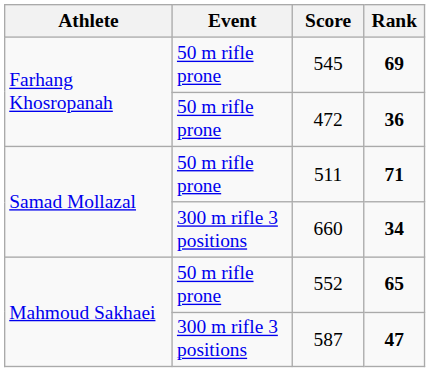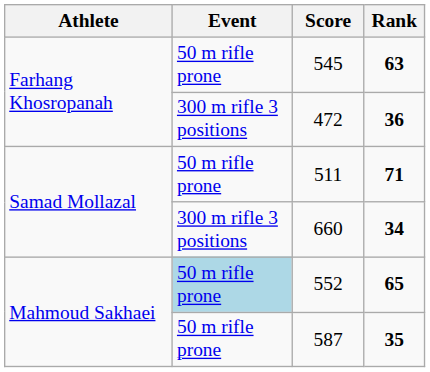(394, 64) 69 -> (394, 64) 63
(215, 119) 50 m rifle prone -> (227, 119) 300 m rifle 3 positions
(215, 284) no background -> (215, 284) lightblue background
(227, 339) 300 m rifle 3 positions -> (215, 339) 50 m rifle prone
(394, 339) 47 -> (394, 339) 35
